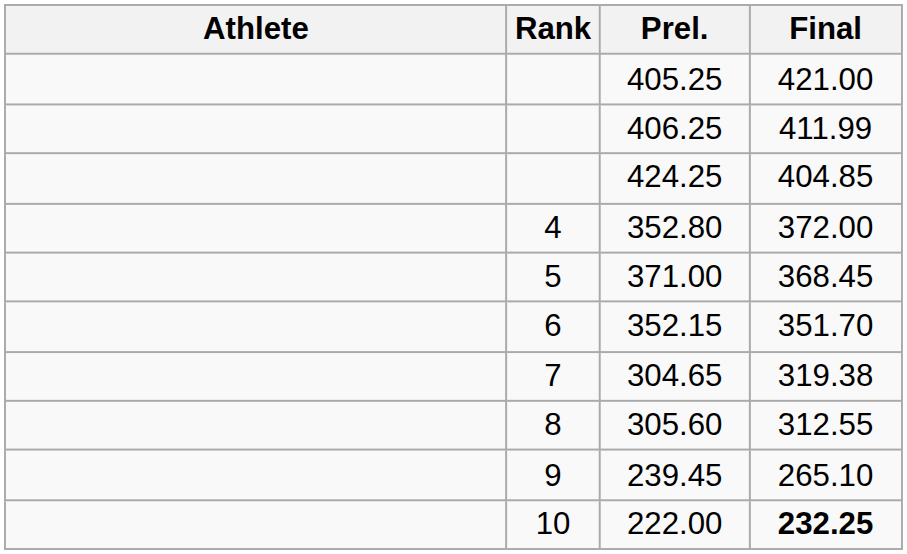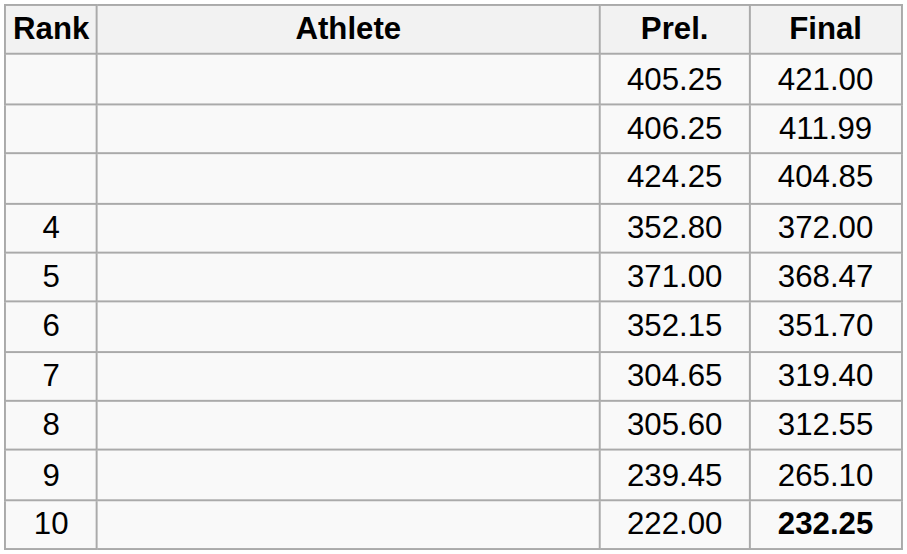columns swapped: (553, 29) <-> (256, 29)
(826, 276) 368.45 -> (826, 276) 368.47
(826, 375) 319.38 -> (826, 375) 319.40
